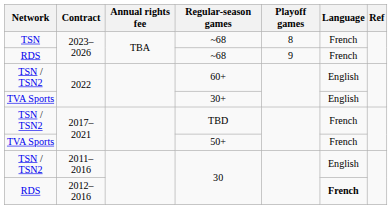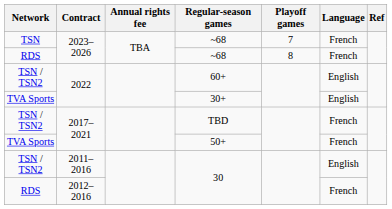(291, 39) 8 -> (291, 39) 7
(291, 55) 9 -> (291, 55) 8
(343, 191) bold -> (343, 191) normal
